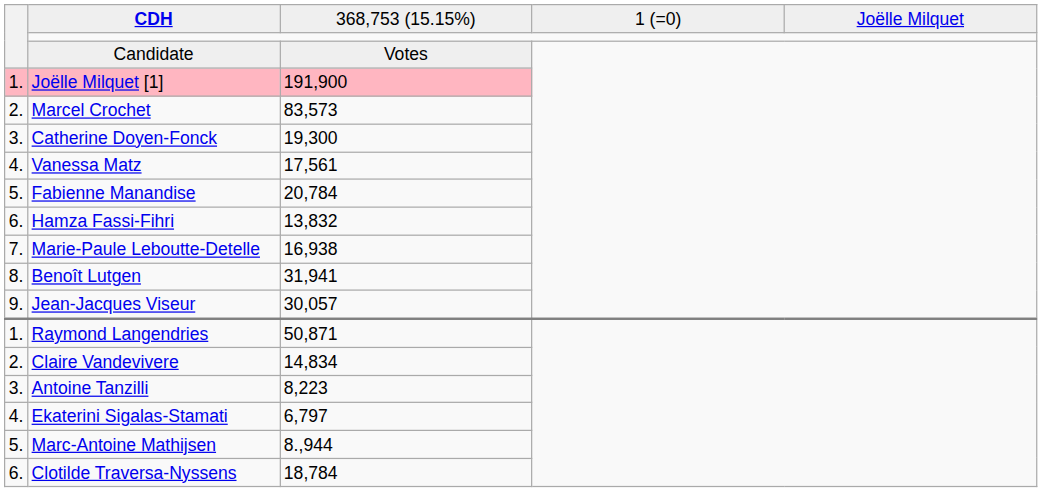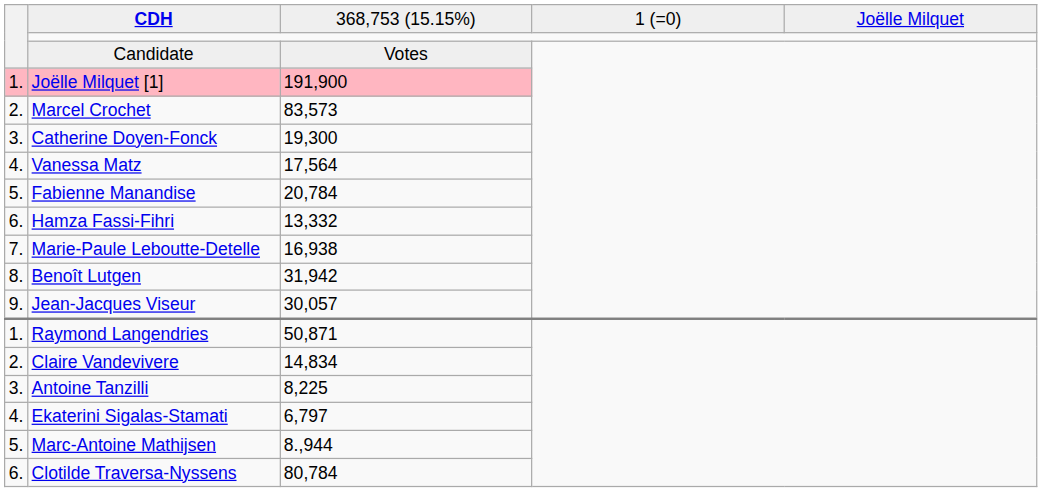(311, 166) 17,561 -> (311, 166) 17,564
(311, 221) 13,832 -> (311, 221) 13,332
(311, 277) 31,941 -> (311, 277) 31,942
(306, 389) 8,223 -> (306, 389) 8,225
(311, 472) 18,784 -> (311, 472) 80,784
